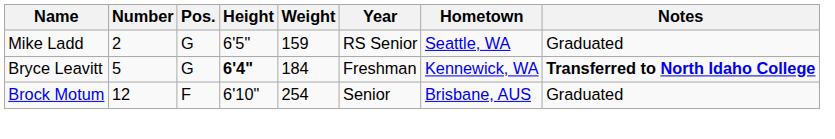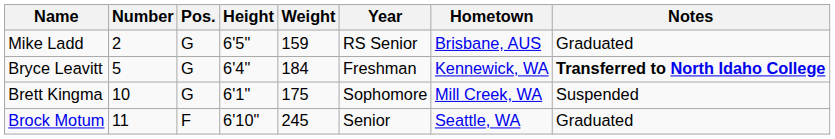(468, 43) Seattle, WA -> (488, 43) Brisbane, AUS
(238, 69) bold -> (237, 69) normal
+ row: (55, 95)
(121, 95) 12 -> (120, 120) 11
(295, 95) 254 -> (295, 120) 245
(478, 95) Brisbane, AUS -> (478, 120) Seattle, WA
